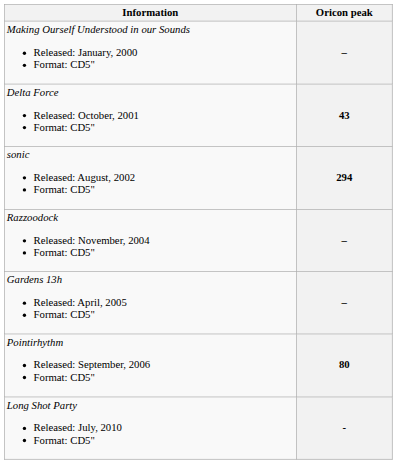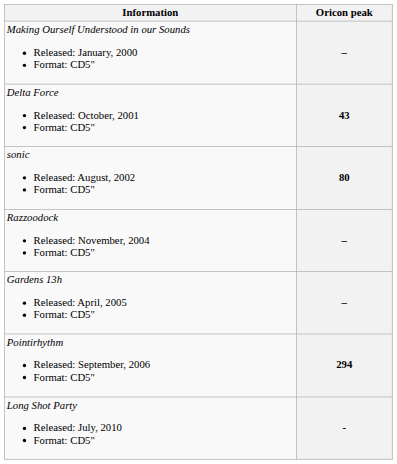(344, 177) 294 -> (344, 177) 80
(344, 365) 80 -> (344, 365) 294
